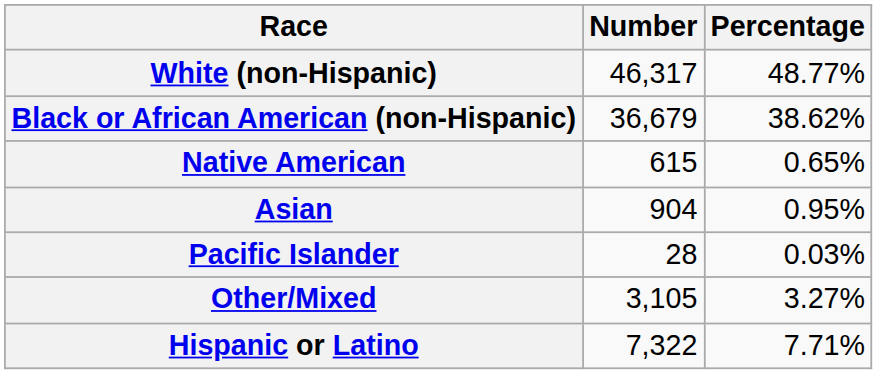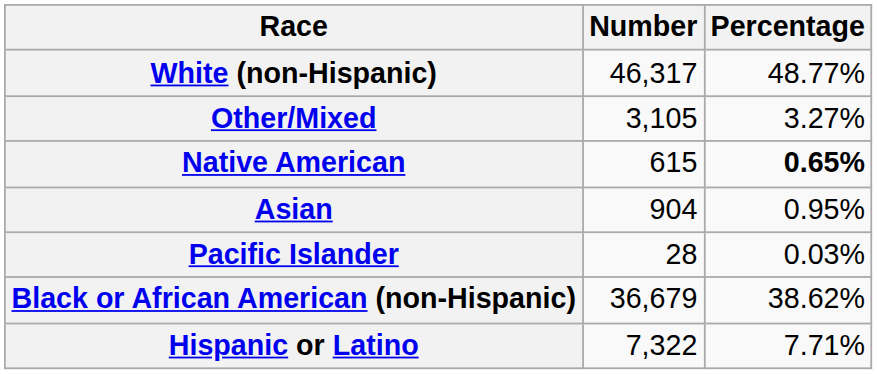rows swapped: (294, 118) <-> (294, 299)
(824, 163) normal -> (824, 163) bold
